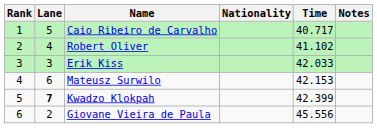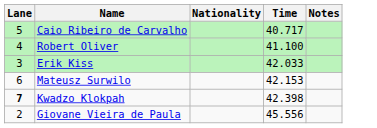- column: (19, 13)
(315, 47) 41.102 -> (285, 47) 41.100
(315, 98) 42.399 -> (285, 98) 42.398
